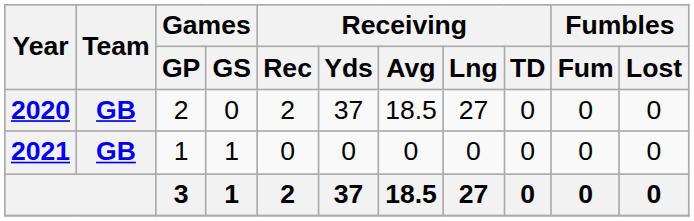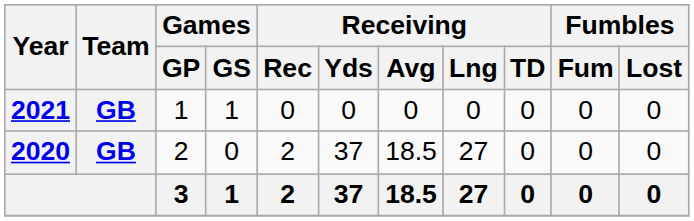rows swapped: (40, 109) <-> (40, 151)
